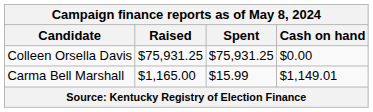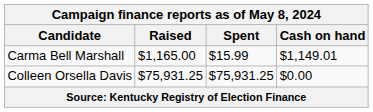rows swapped: (70, 55) <-> (66, 76)
